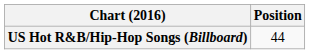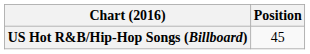(278, 37) 44 -> (278, 37) 45
